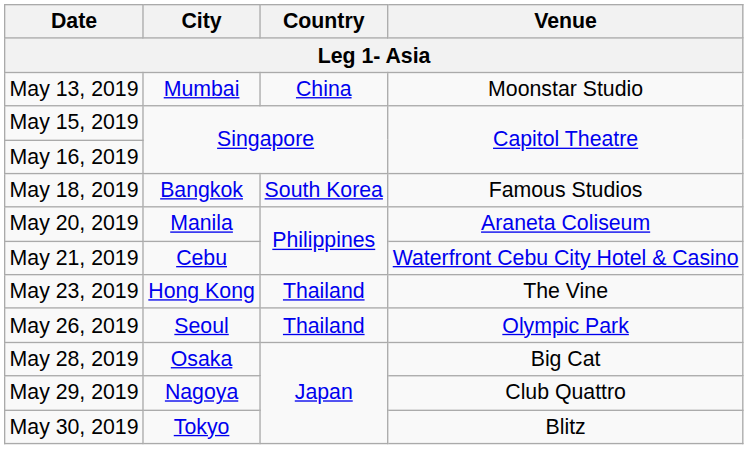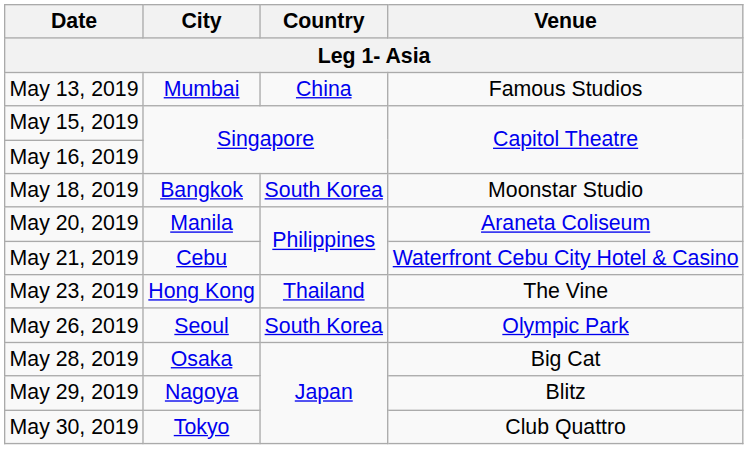(566, 88) Moonstar Studio -> (566, 88) Famous Studios
(566, 190) Famous Studios -> (566, 190) Moonstar Studio
(324, 325) Thailand -> (324, 325) South Korea
(566, 392) Club Quattro -> (566, 392) Blitz
(566, 426) Blitz -> (566, 426) Club Quattro
